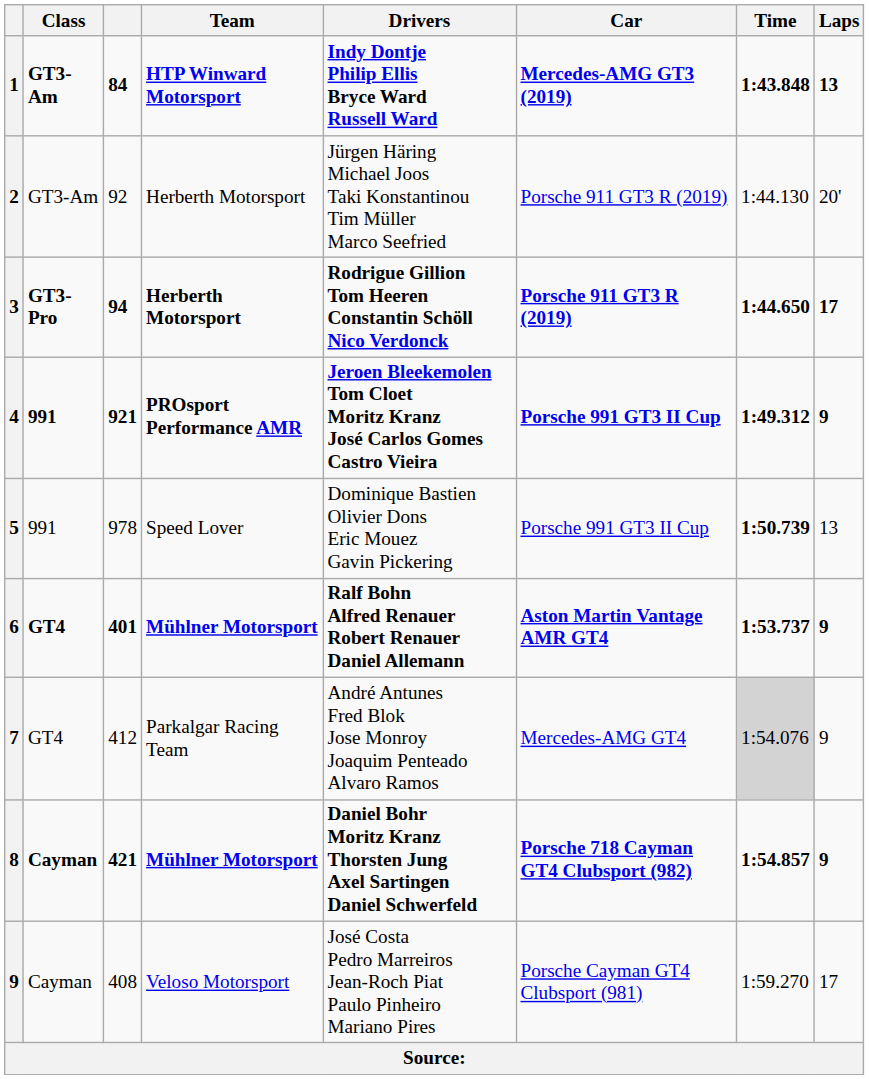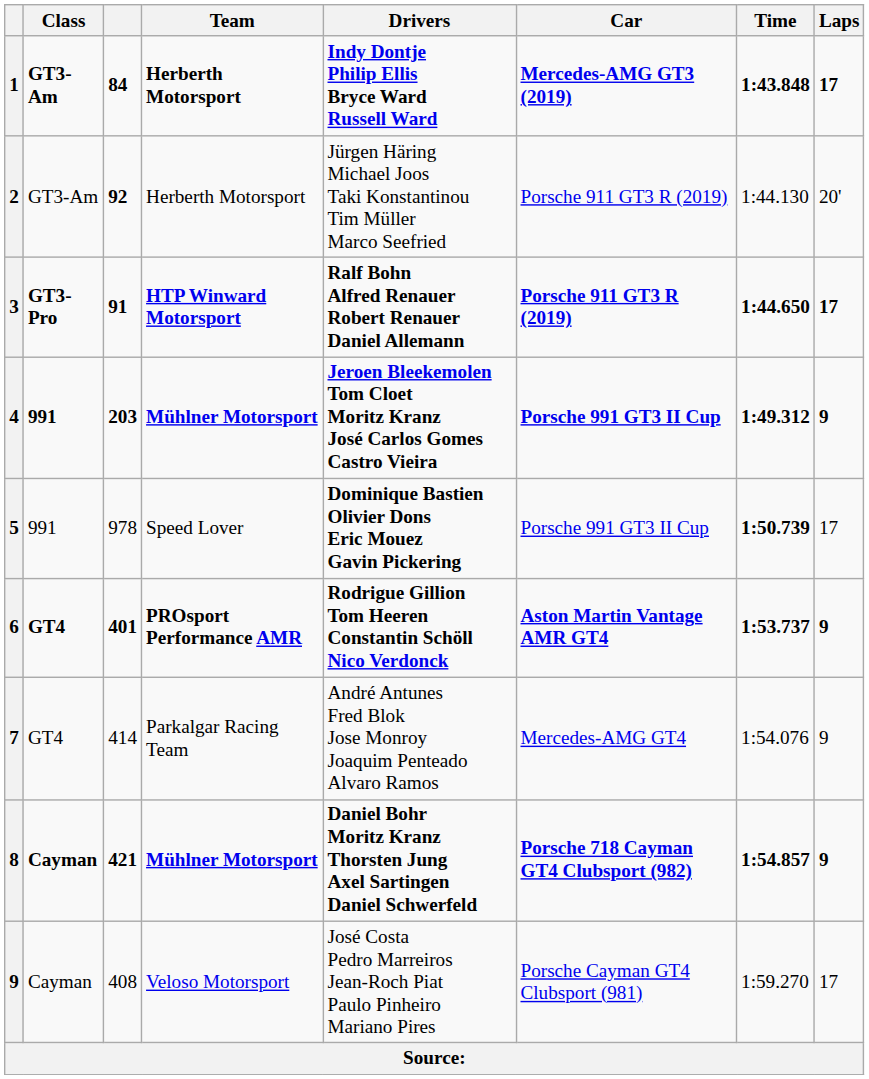(206, 85) HTP Winward Motorsport -> (193, 85) Herberth Motorsport
(828, 85) 13 -> (828, 85) 17
(118, 195) normal -> (118, 195) bold
(118, 306) 94 -> (118, 306) 91
(193, 306) Herberth Motorsport -> (206, 306) HTP Winward Motorsport
(400, 306) Rodrigue Gillion Tom Heeren Constantin Schöll Nico Verdonck -> (396, 306) Ralf Bohn Alfred Renauer Robert Renauer Daniel Allemann
(123, 417) 921 -> (123, 417) 203
(224, 417) PROsport Performance AMR -> (232, 417) Mühlner Motorsport
(402, 527) normal -> (406, 527) bold
(828, 527) 13 -> (828, 527) 17
(232, 627) Mühlner Motorsport -> (224, 627) PROsport Performance AMR
(396, 627) Ralf Bohn Alfred Renauer Robert Renauer Daniel Allemann -> (400, 627) Rodrigue Gillion Tom Heeren Constantin Schöll Nico Verdonck
(123, 737) 412 -> (123, 737) 414
(775, 737) lightgrey background -> (775, 737) no background
